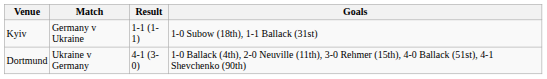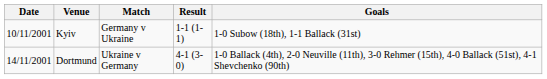+ column: (29, 12)
